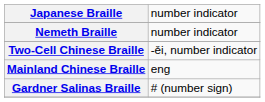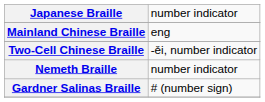rows swapped: (76, 69) <-> (76, 32)
